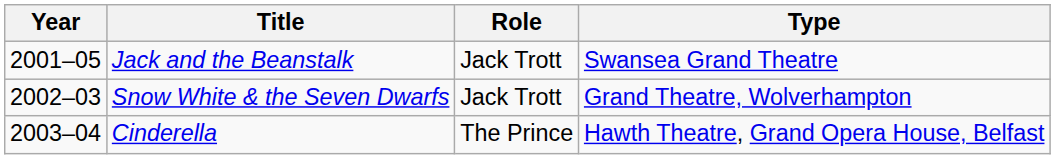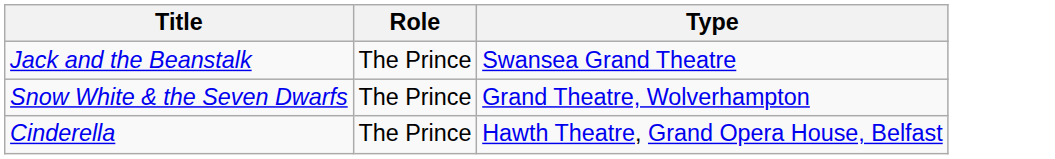- column: (56, 23)
(511, 60) Jack Trott -> (415, 60) The Prince
(511, 97) Jack Trott -> (415, 97) The Prince
